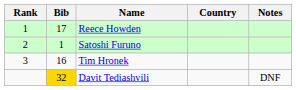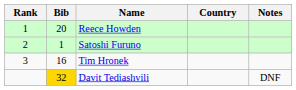(61, 28) 17 -> (61, 28) 20
